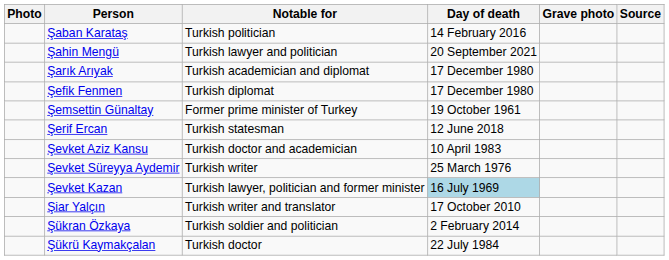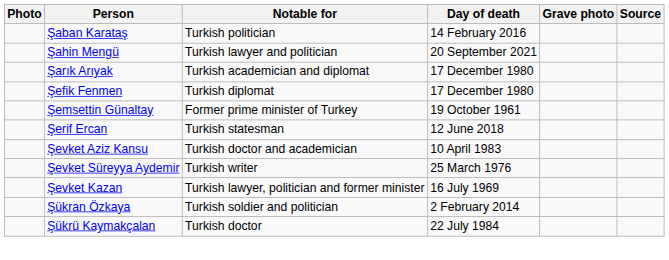(465, 187) lightblue background -> (465, 187) no background
- row: (76, 206)
